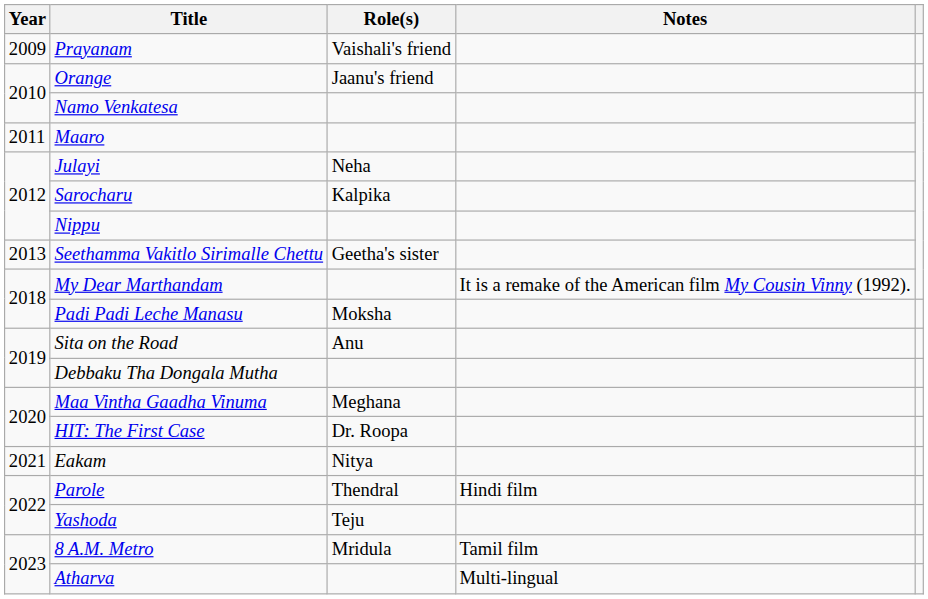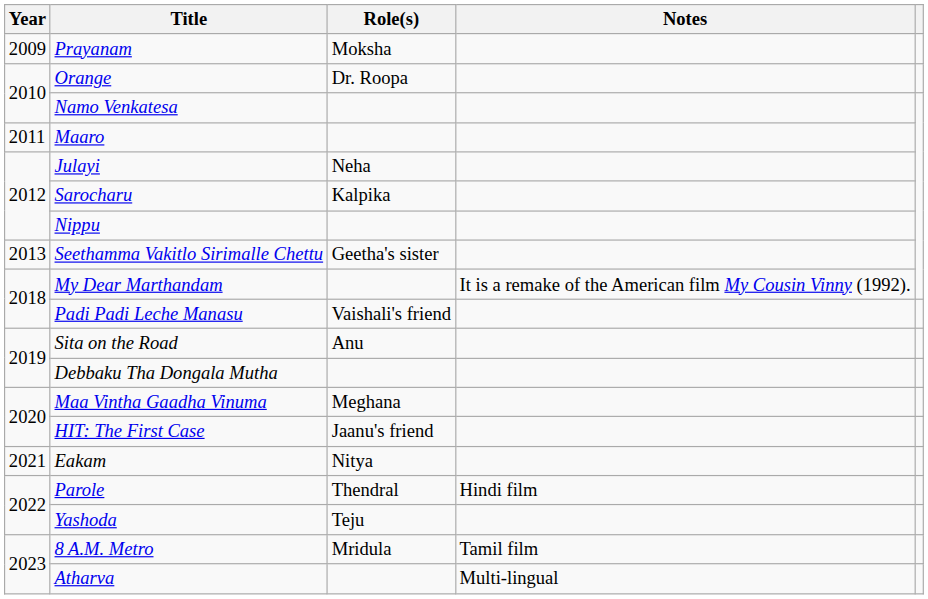(391, 48) Vaishali's friend -> (362, 48) Moksha
(383, 78) Jaanu's friend -> (370, 78) Dr. Roopa
(362, 313) Moksha -> (391, 313) Vaishali's friend
(370, 431) Dr. Roopa -> (383, 431) Jaanu's friend
